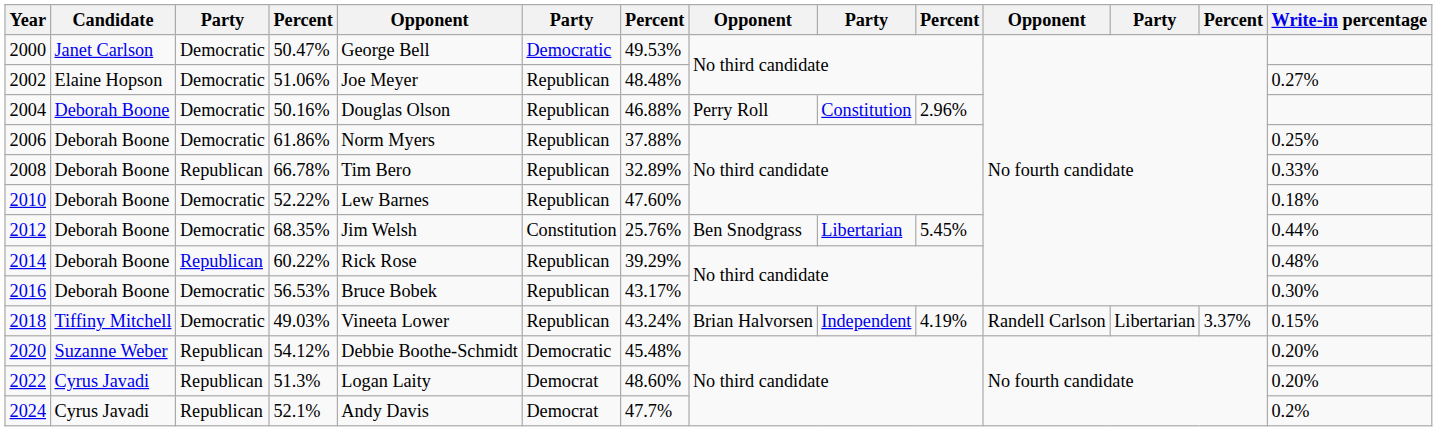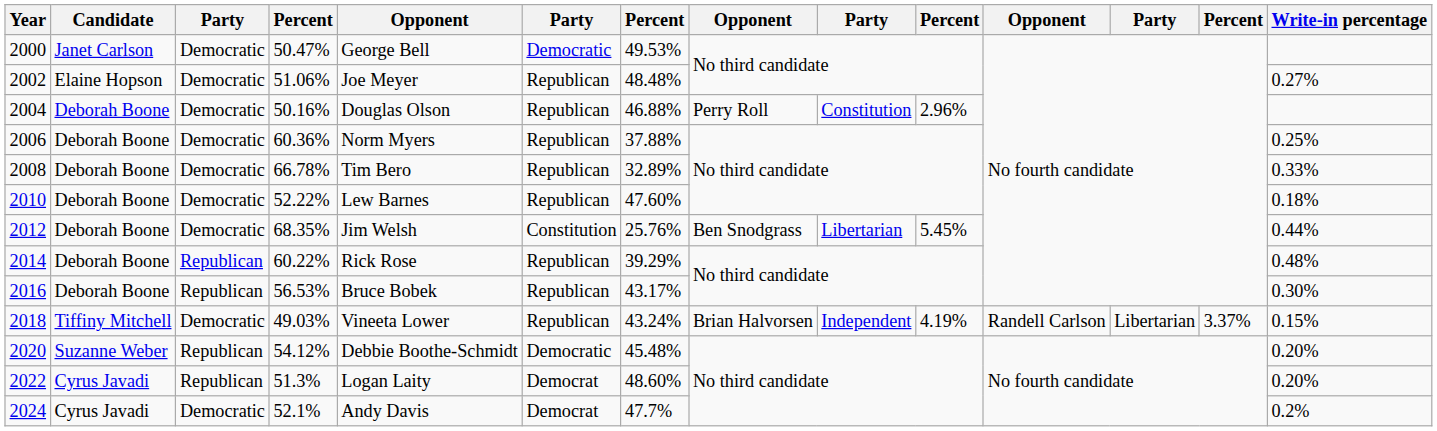(302, 139) 61.86% -> (302, 139) 60.36%
(221, 169) Republican -> (222, 169) Democratic
(222, 290) Democratic -> (221, 290) Republican
(221, 410) Republican -> (222, 410) Democratic
